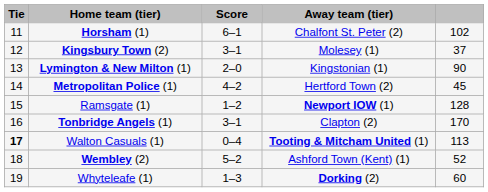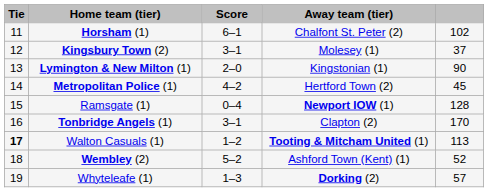(232, 105) 1–2 -> (232, 105) 0–4
(232, 141) 0–4 -> (232, 141) 1–2
(460, 178) 60 -> (460, 178) 57
